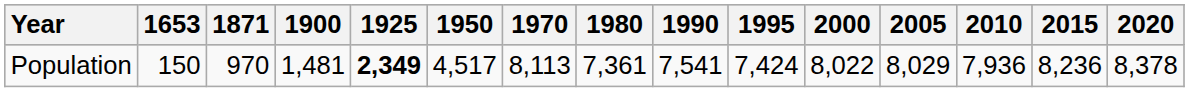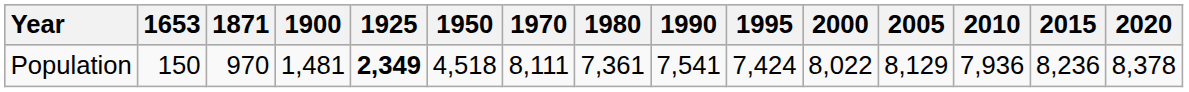(465, 65) 4,517 -> (465, 65) 4,518
(540, 65) 8,113 -> (539, 65) 8,111
(918, 65) 8,029 -> (916, 65) 8,129
